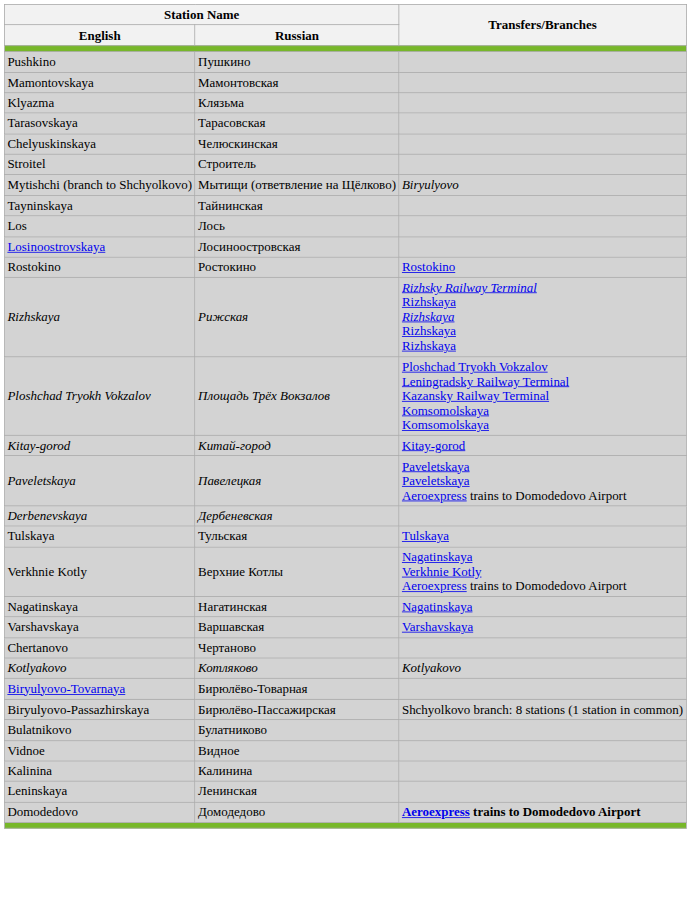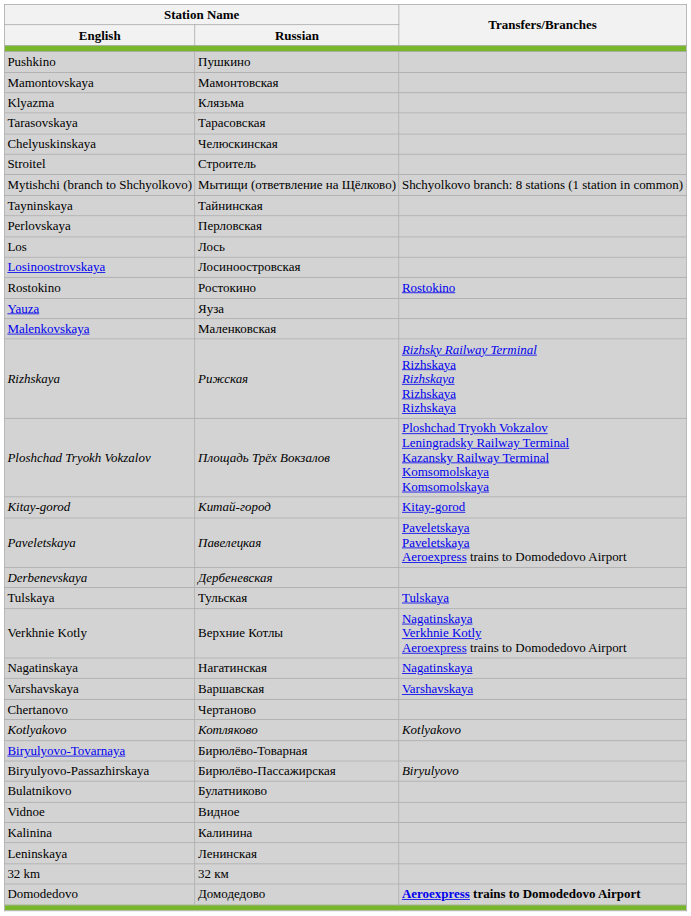(430, 185) Biryulyovo -> (542, 185) Shchyolkovo branch: 8 stations (1 station in common)
+ row: (39, 226)
+ row: (23, 308)
+ row: (48, 329)
(542, 709) Shchyolkovo branch: 8 stations (1 station in common) -> (430, 771) Biryulyovo
+ row: (24, 873)
